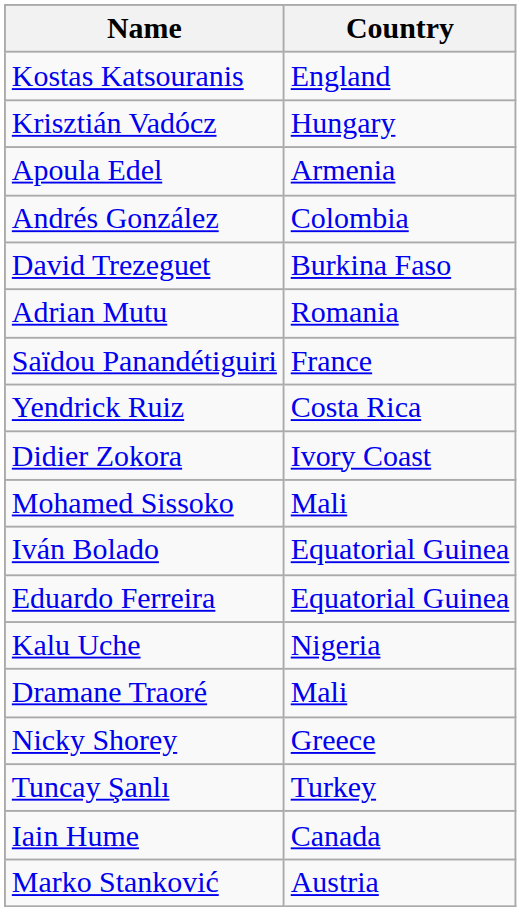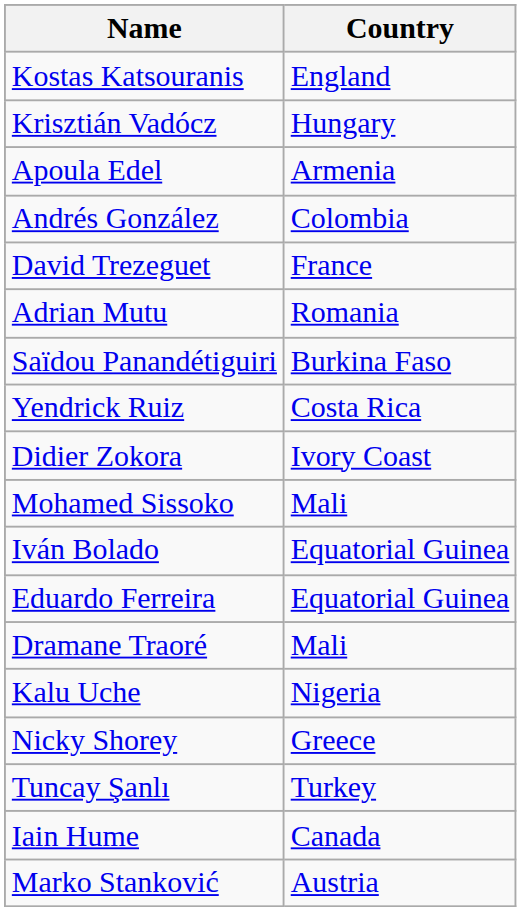(371, 265) Burkina Faso -> (331, 265) France
(331, 360) France -> (371, 360) Burkina Faso
rows swapped: (109, 692) <-> (76, 645)
